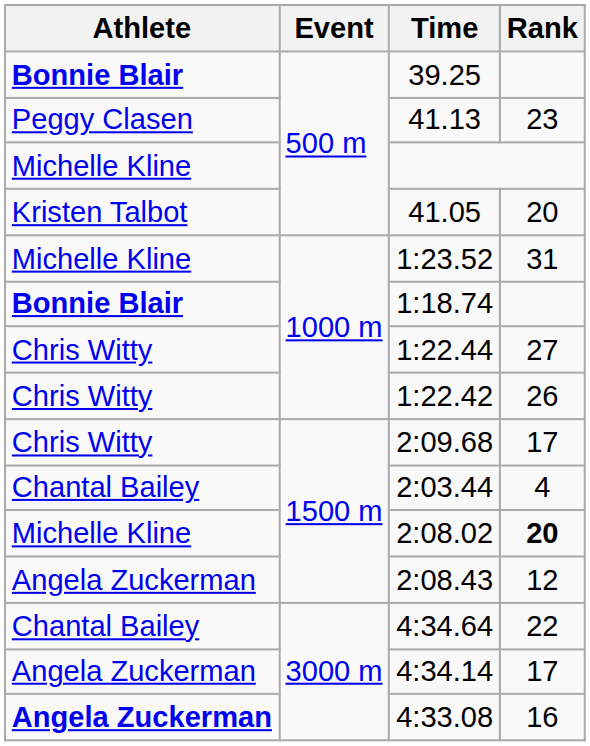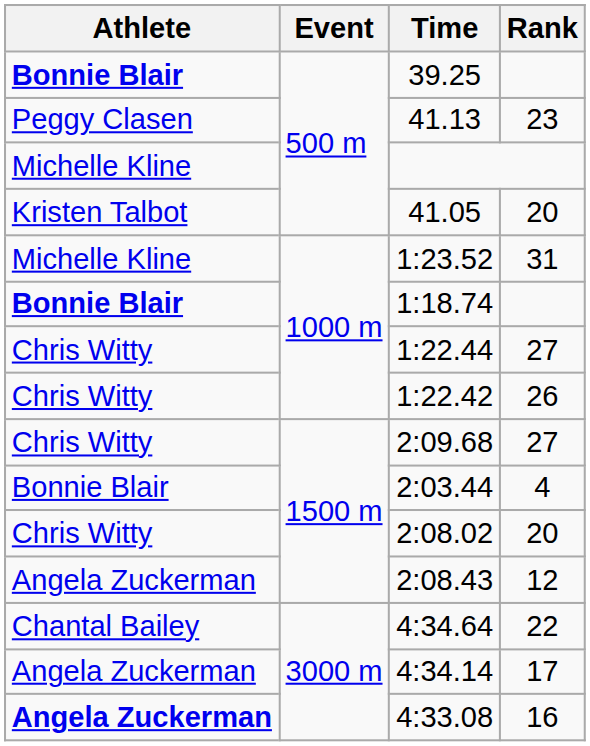(542, 442) 17 -> (542, 442) 27
(106, 488) Chantal Bailey -> (90, 488) Bonnie Blair
(102, 534) Michelle Kline -> (82, 534) Chris Witty
(542, 534) bold -> (542, 534) normal
